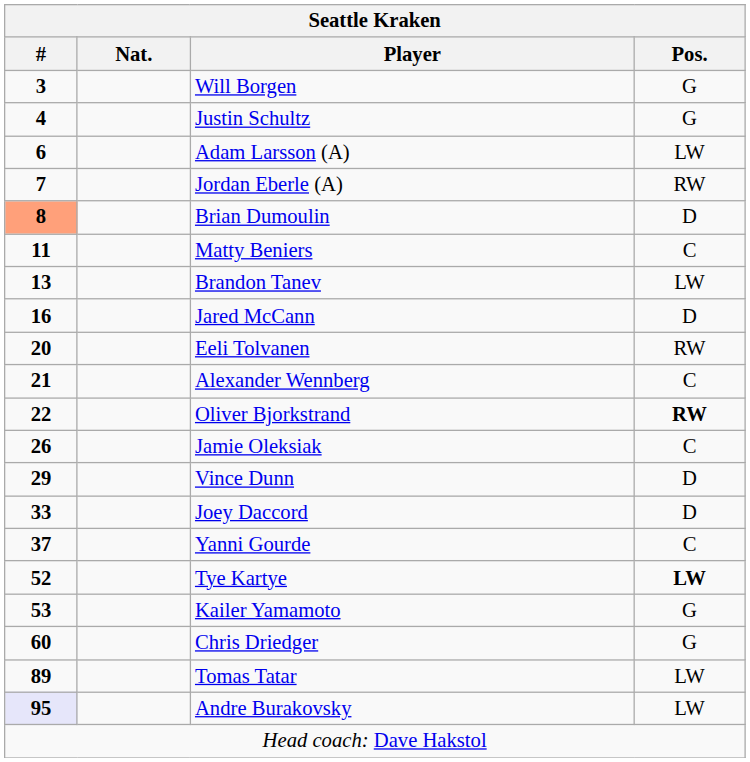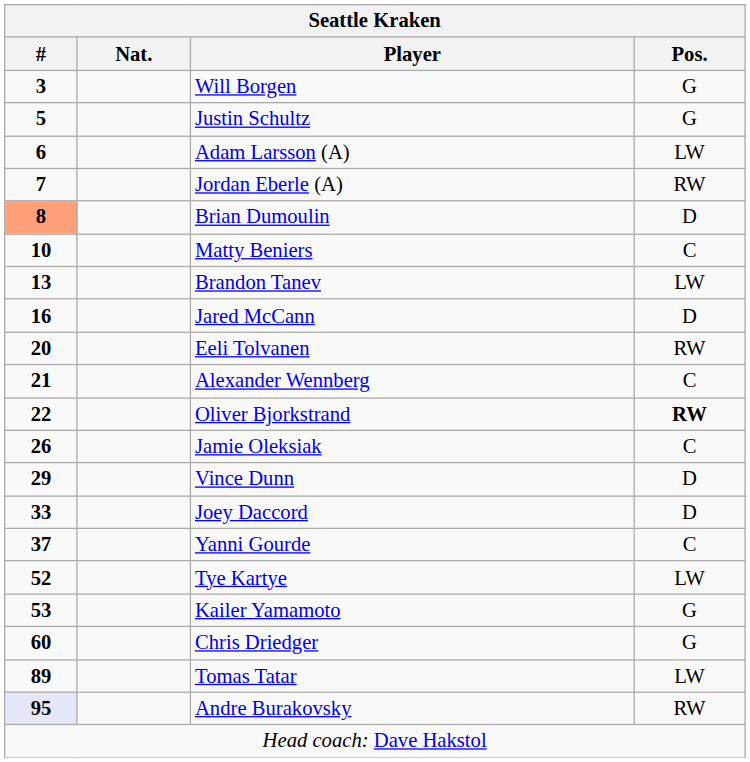(41, 119) 4 -> (41, 119) 5
(41, 250) 11 -> (41, 250) 10
(690, 577) bold -> (690, 577) normal
(690, 708) LW -> (690, 708) RW
